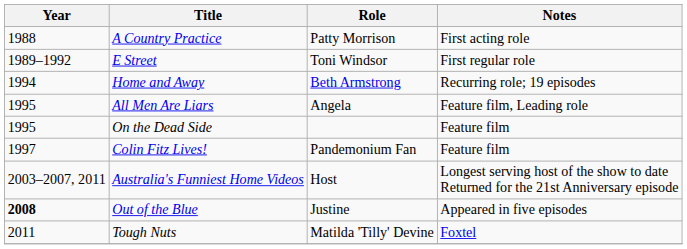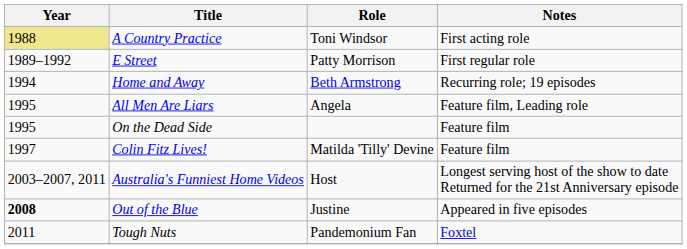(22, 37) no background -> (22, 37) khaki background
(353, 37) Patty Morrison -> (349, 37) Toni Windsor
(349, 60) Toni Windsor -> (353, 60) Patty Morrison
(363, 149) Pandemonium Fan -> (372, 149) Matilda 'Tilly' Devine
(372, 232) Matilda 'Tilly' Devine -> (363, 232) Pandemonium Fan
